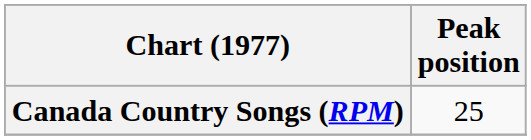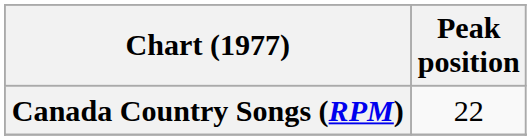(469, 109) 25 -> (469, 109) 22
